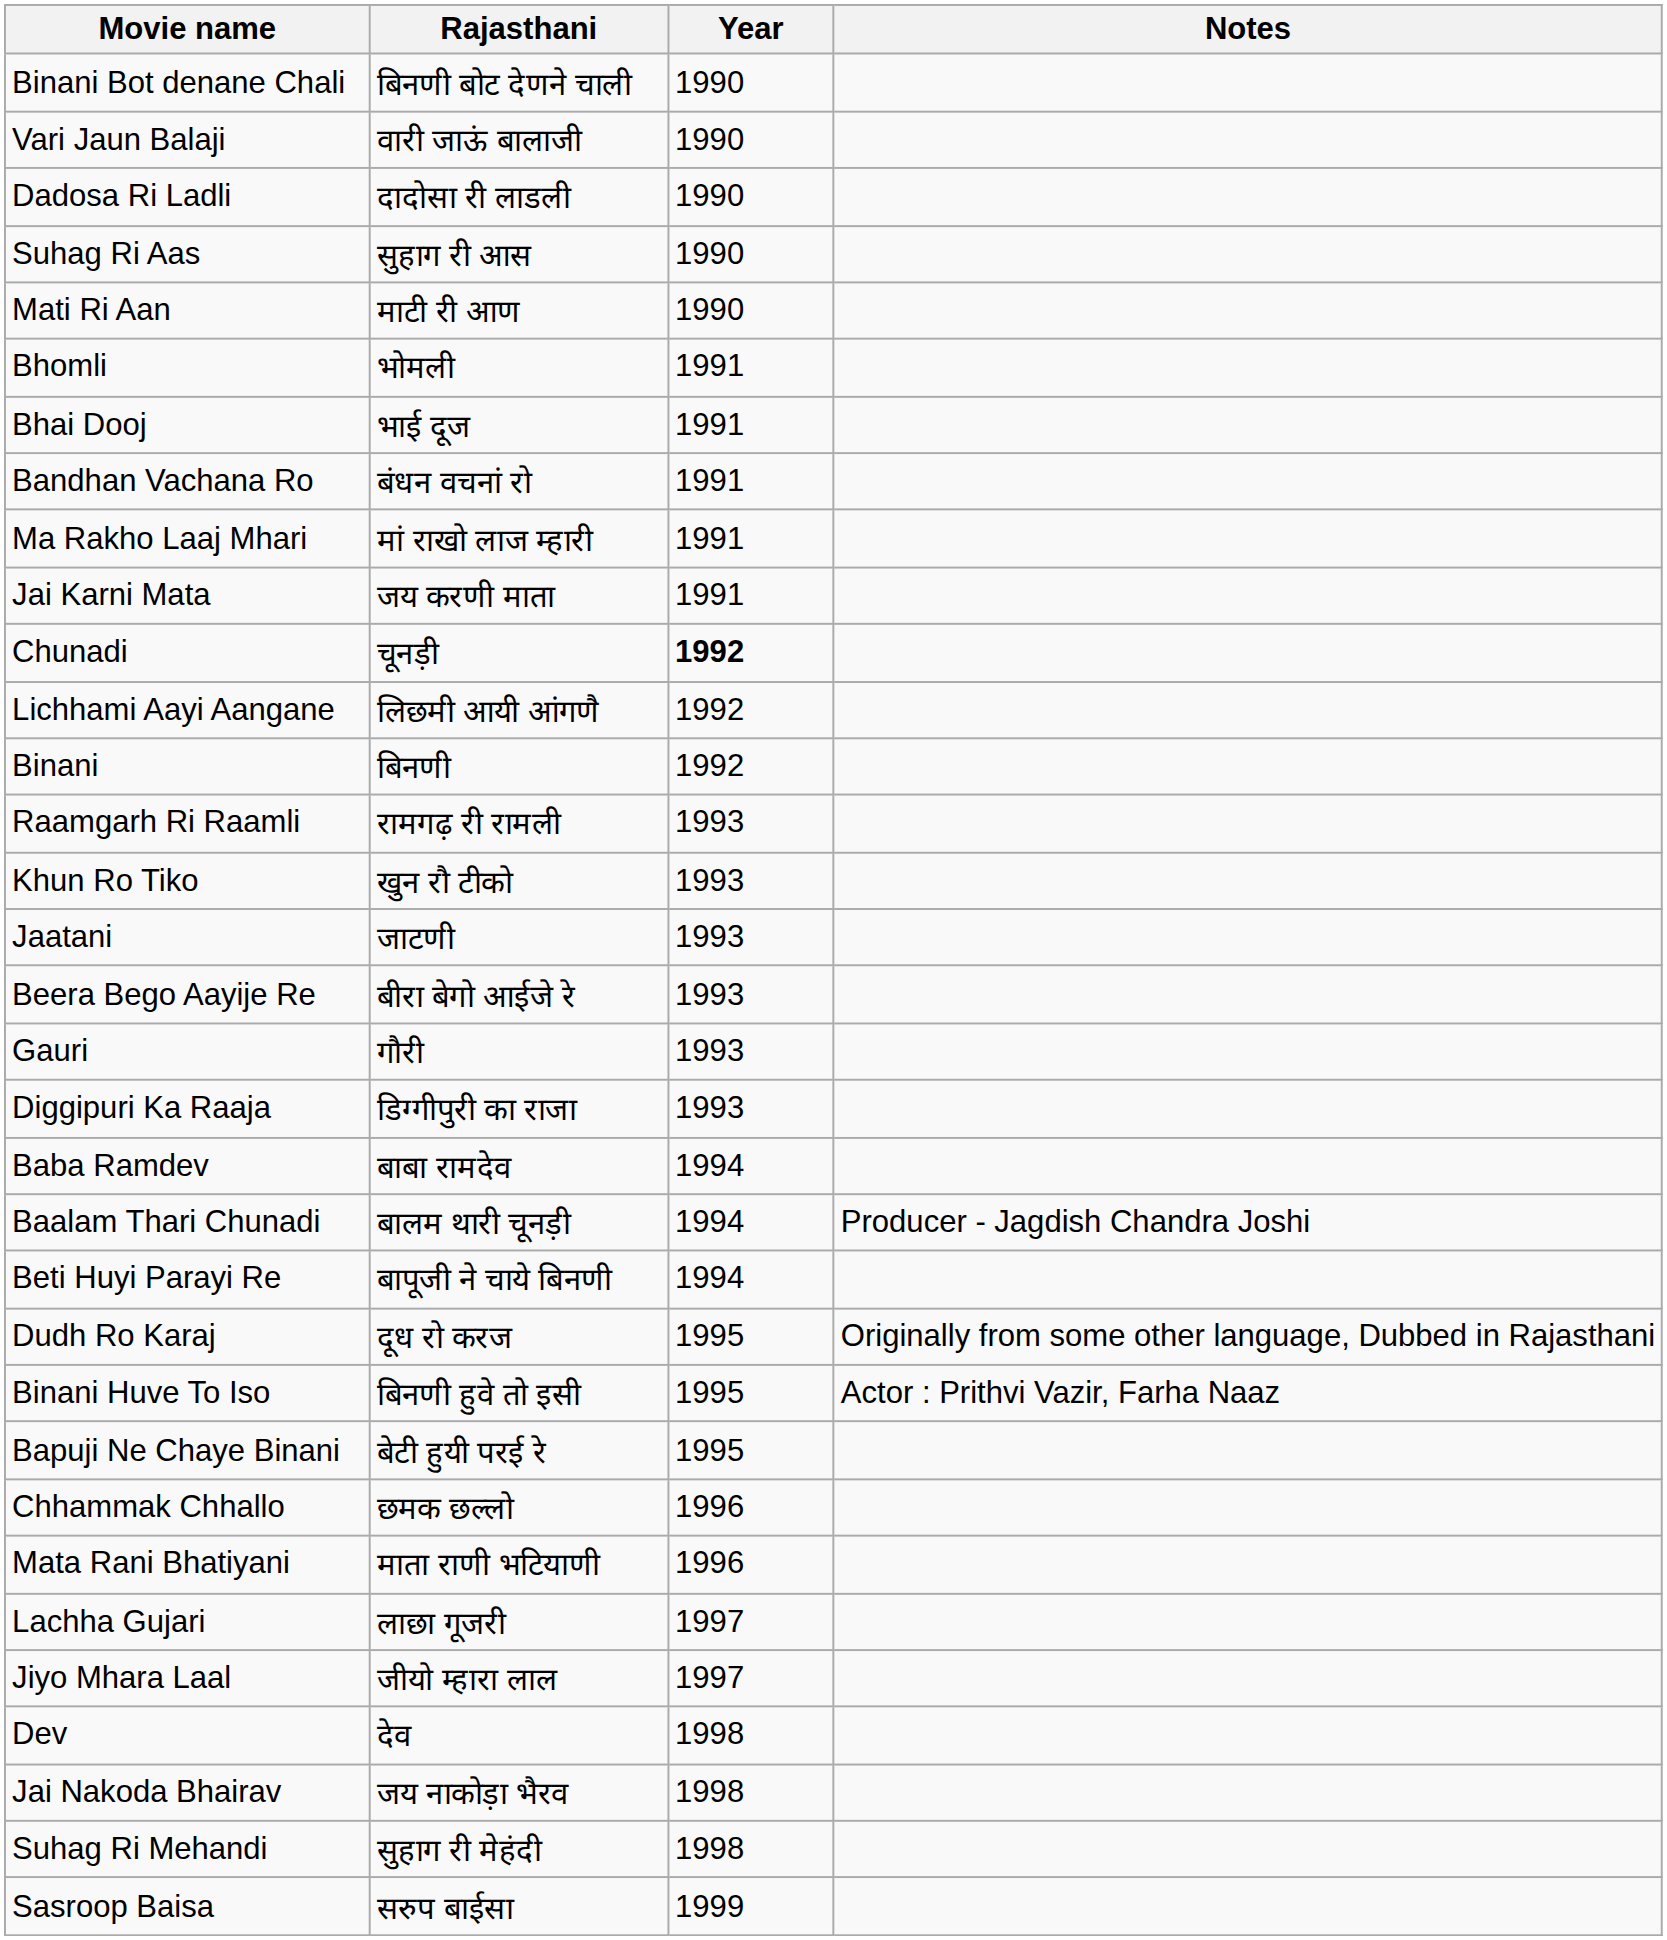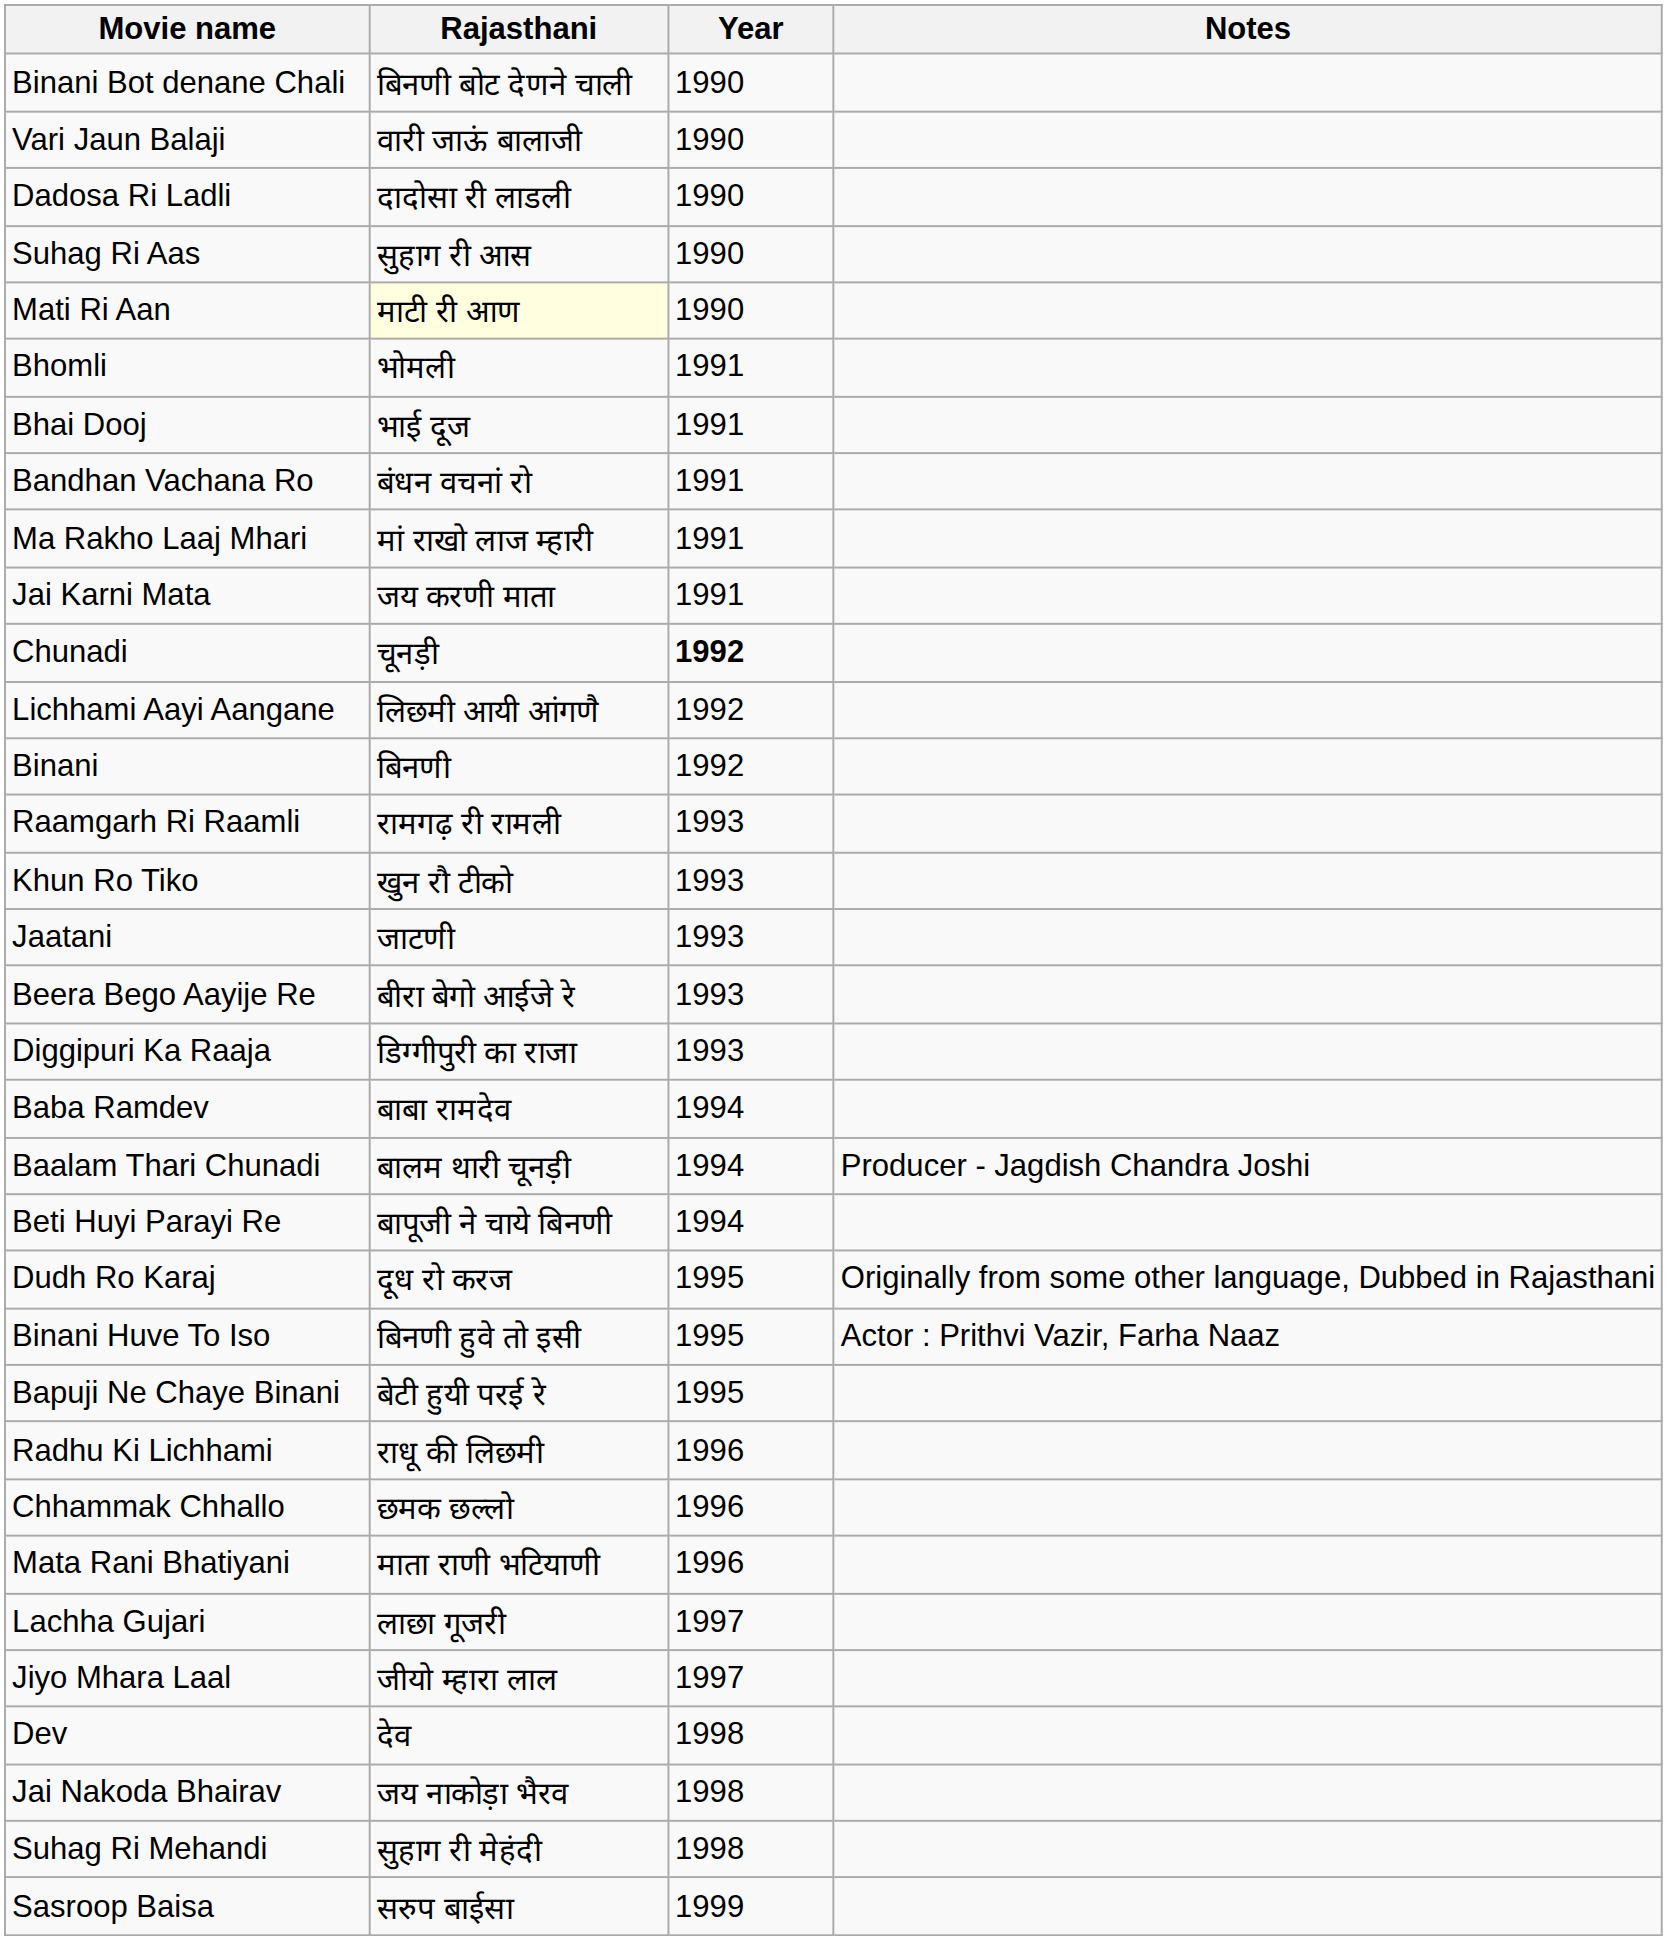(448, 312) no background -> (448, 312) lightyellow background
- row: (50, 1051)
+ row: (142, 1449)
